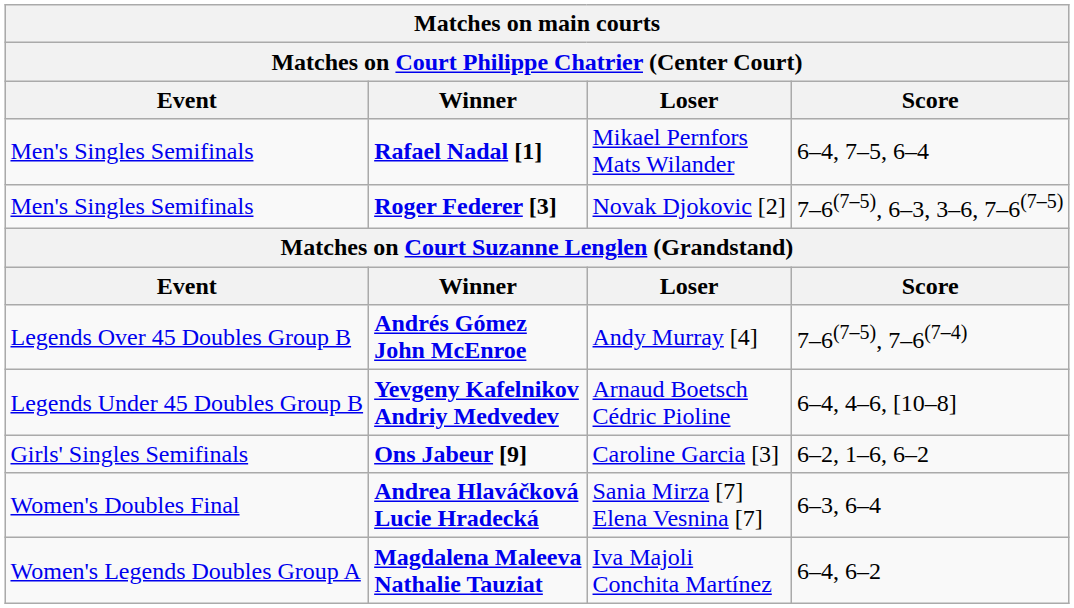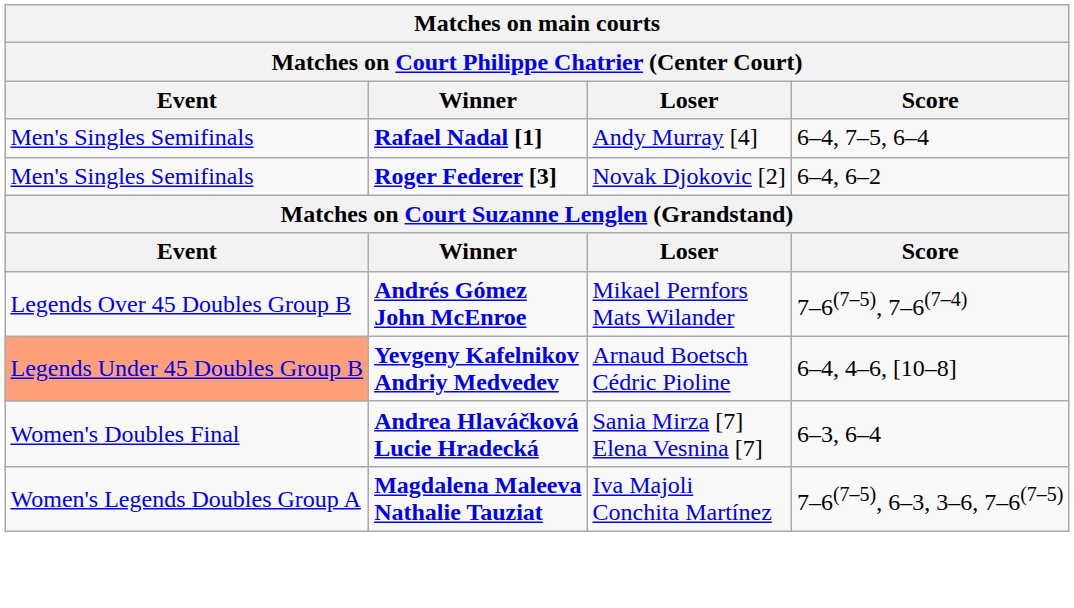(670, 151) Mikael Pernfors Mats Wilander -> (675, 137) Andy Murray [4]
(930, 206) 7–6(7–5), 6–3, 3–6, 7–6(7–5) -> (839, 175) 6–4, 6–2
(675, 336) Andy Murray [4] -> (670, 303) Mikael Pernfors Mats Wilander
(187, 402) no background -> (187, 368) lightsalmon background
- row: (451, 453)
(839, 570) 6–4, 6–2 -> (930, 498) 7–6(7–5), 6–3, 3–6, 7–6(7–5)
